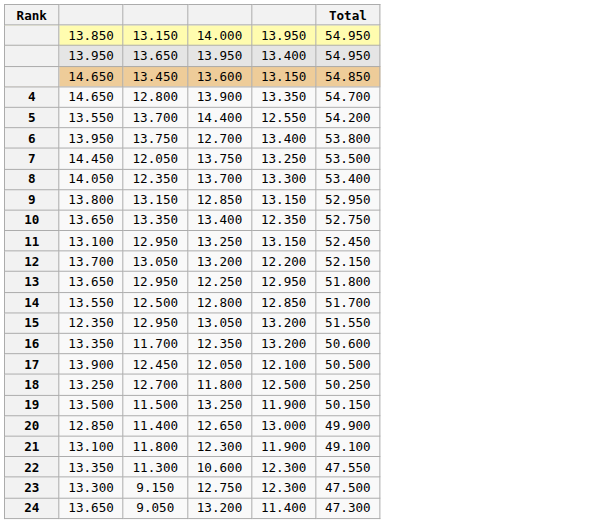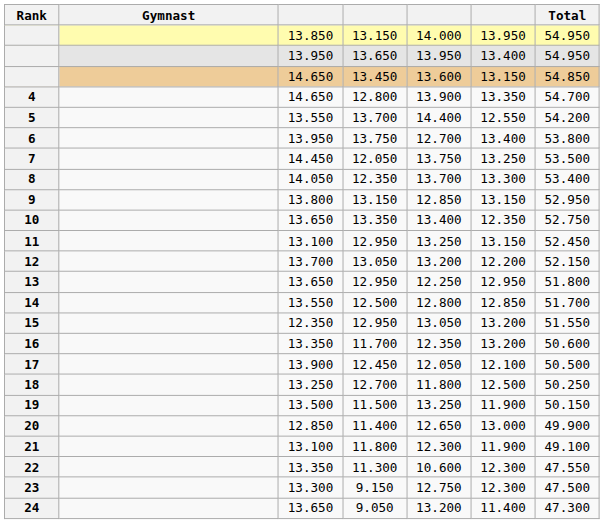+ column: (169, 15)
